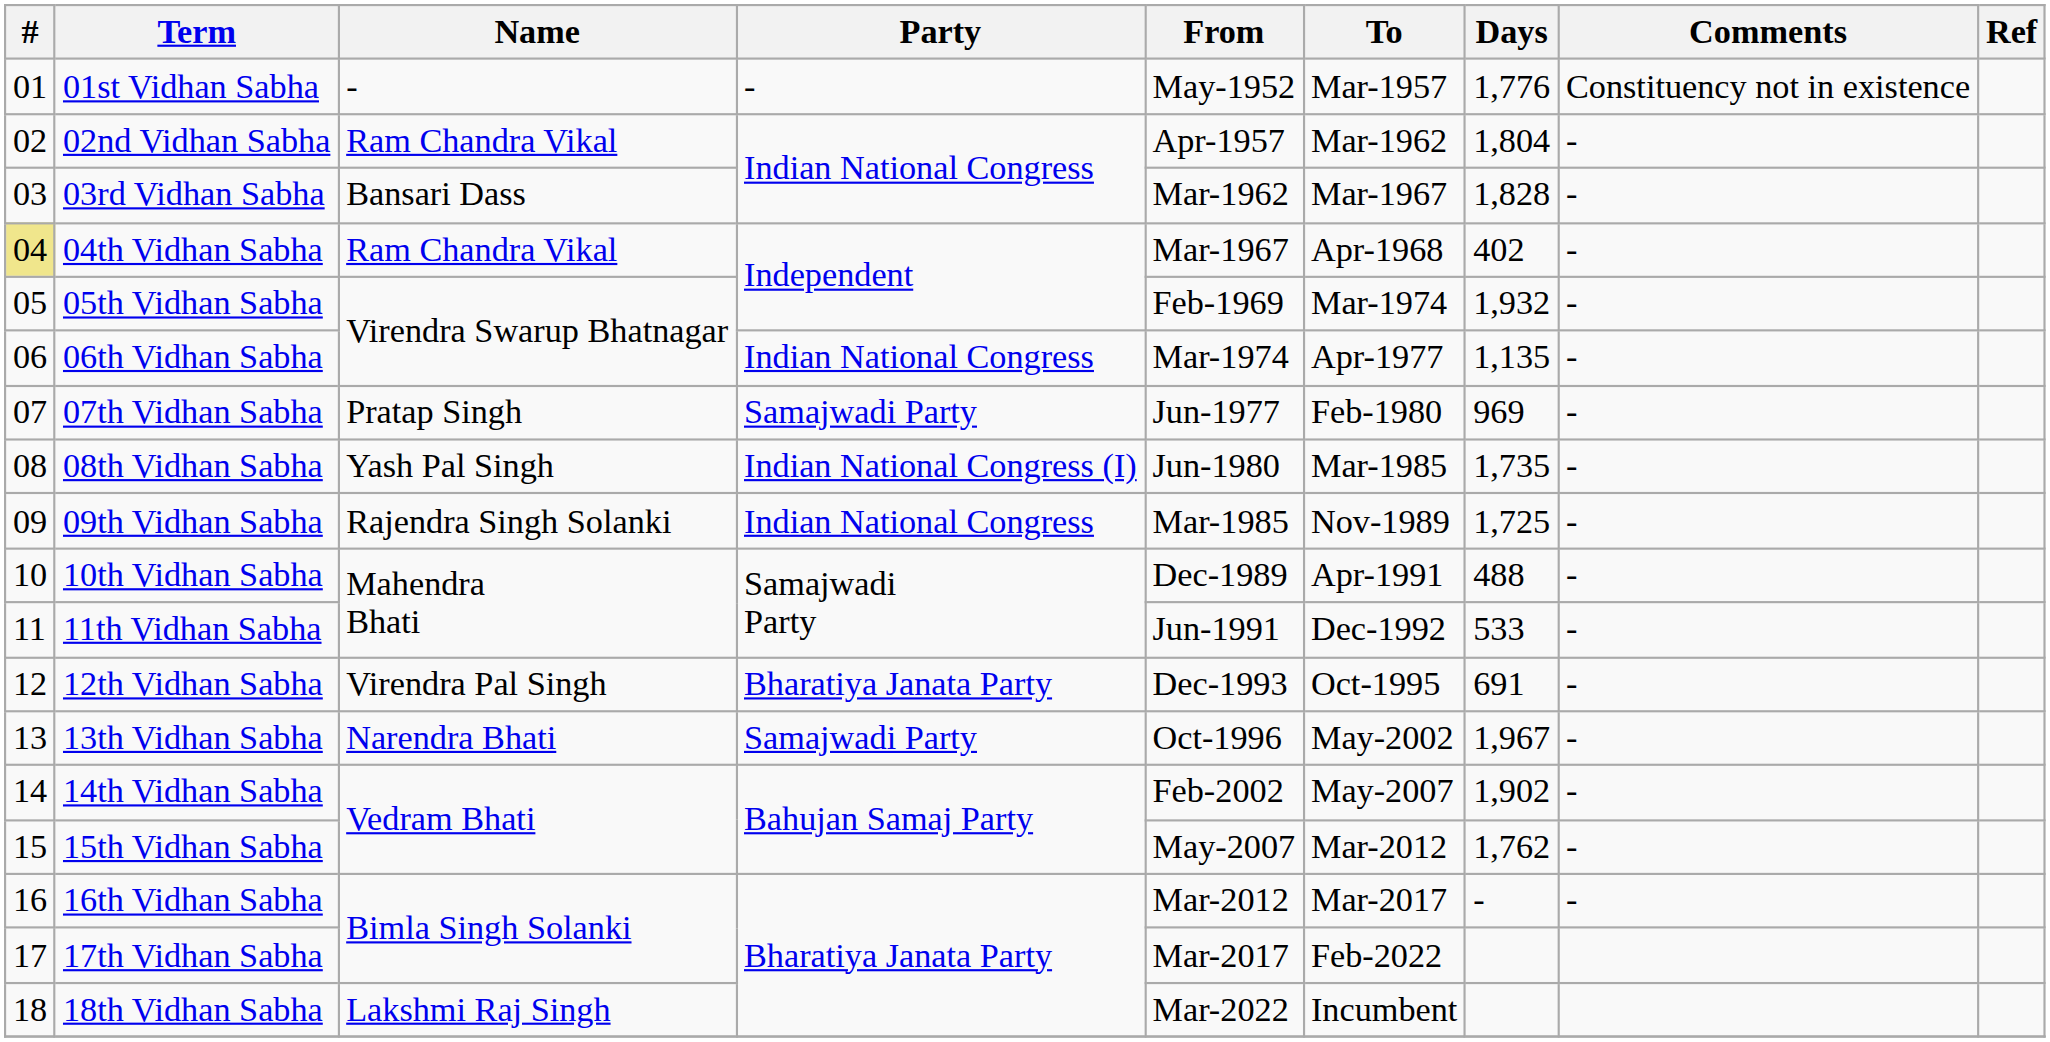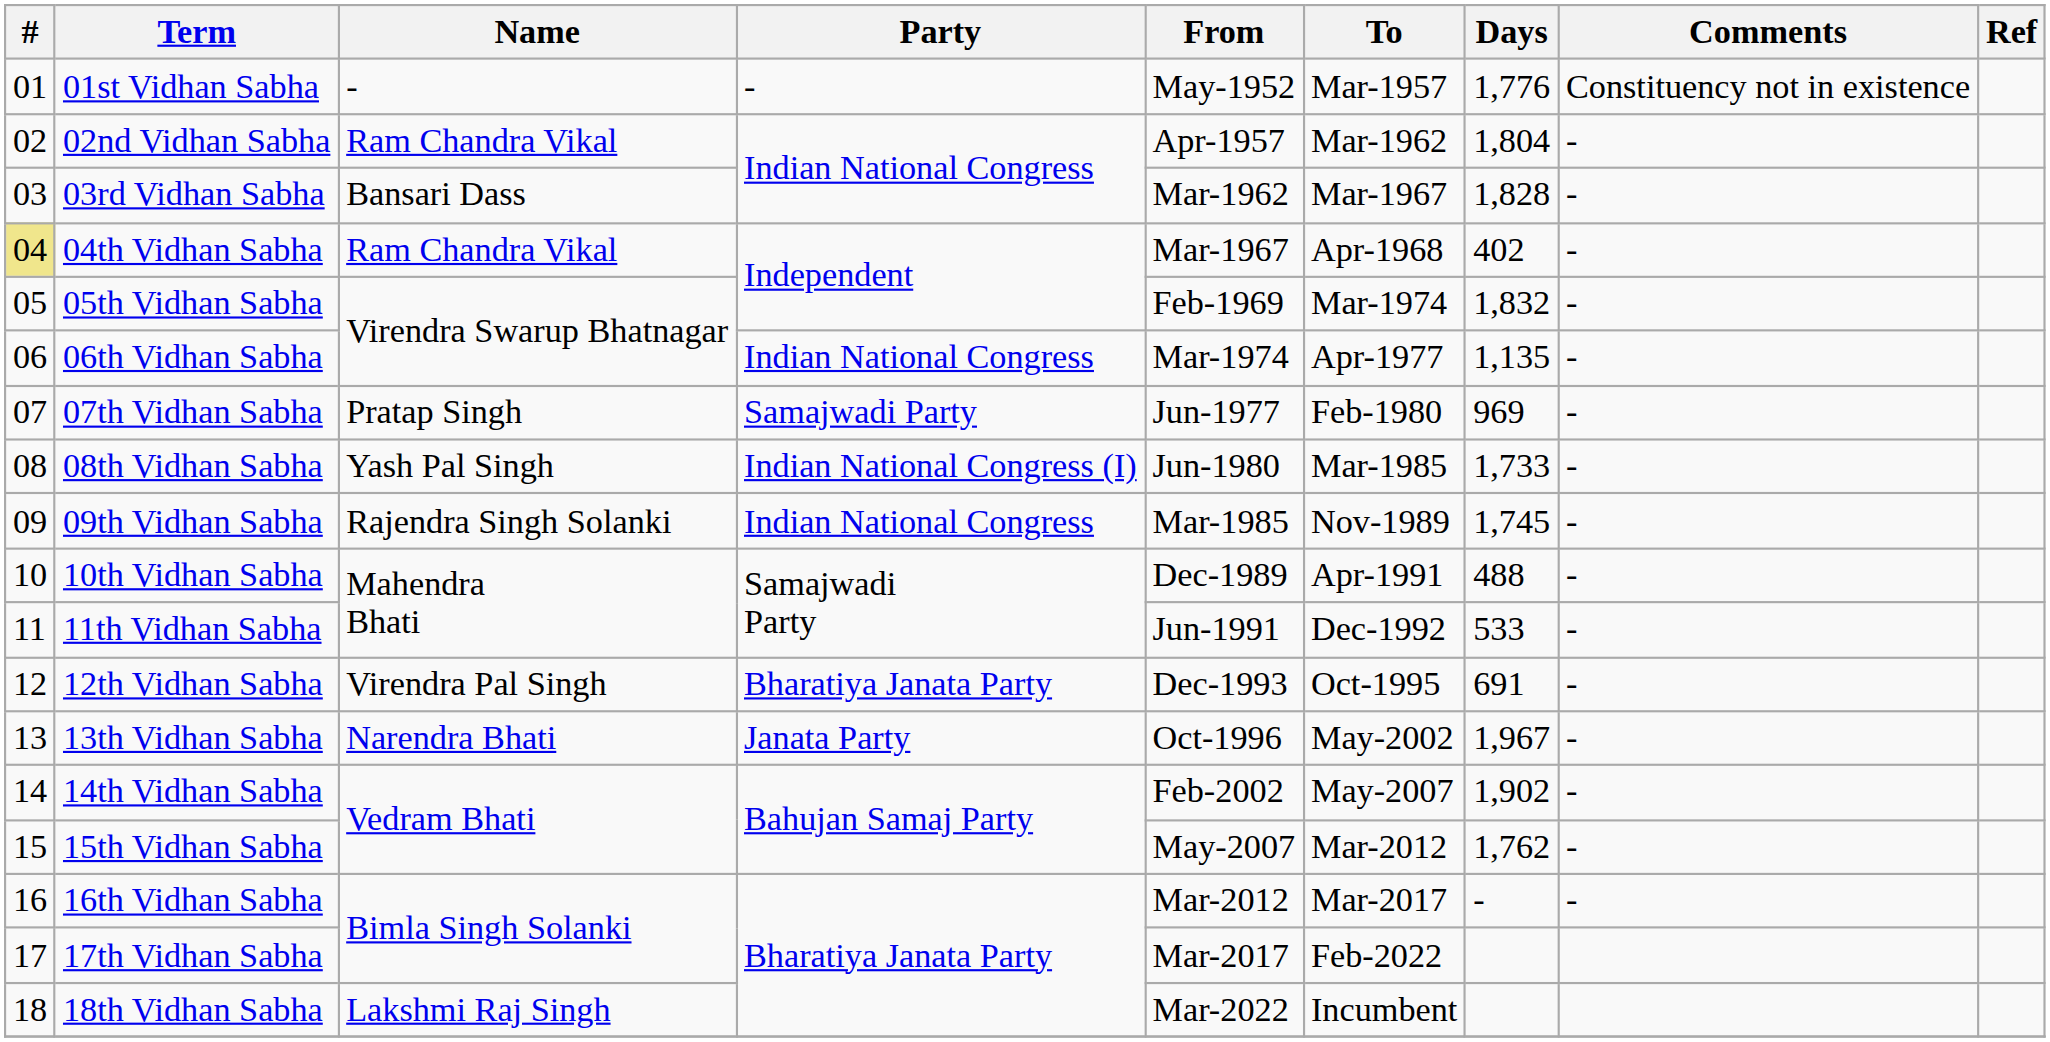(1512, 303) 1,932 -> (1512, 303) 1,832
(1512, 466) 1,735 -> (1512, 466) 1,733
(1512, 520) 1,725 -> (1512, 520) 1,745
(861, 737) Samajwadi Party -> (827, 737) Janata Party
